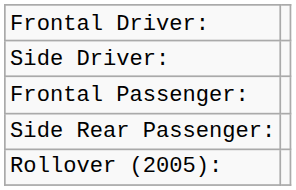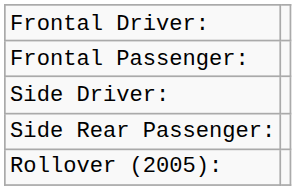rows swapped: (129, 95) <-> (90, 59)
